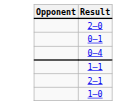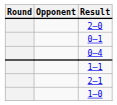+ column: (20, 11)
